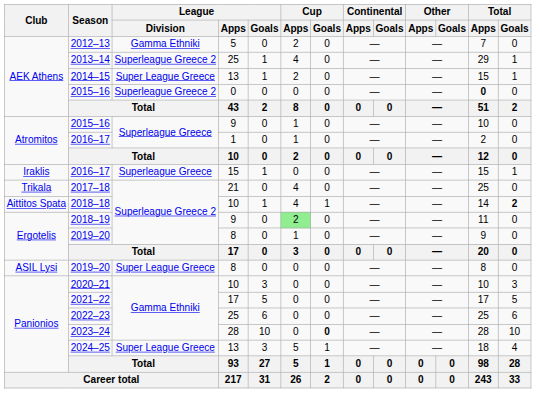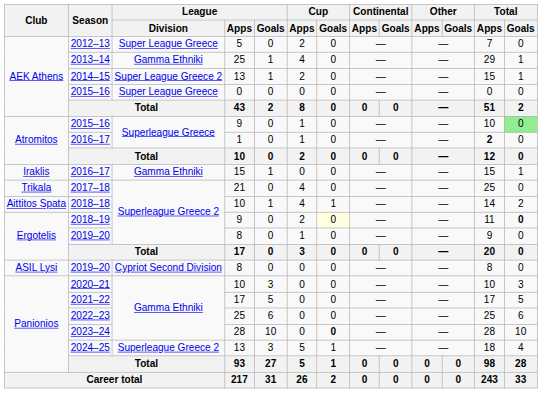(165, 44) Gamma Ethniki -> (168, 44) Super League Greece
(165, 60) Superleague Greece 2 -> (168, 60) Gamma Ethniki
(165, 76) Super League Greece -> (168, 76) Super League Greece 2
(165, 92) Superleague Greece 2 -> (168, 92) Super League Greece
(483, 92) bold -> (489, 92) normal
(515, 124) no background -> (521, 124) lightgreen background
(483, 140) normal -> (489, 140) bold
(165, 172) Superleague Greece -> (168, 172) Gamma Ethniki
(515, 204) bold -> (521, 204) normal
(296, 220) lightgreen background -> (302, 220) no background
(327, 220) no background -> (333, 220) lightyellow background
(515, 220) normal -> (521, 220) bold
(165, 268) Super League Greece -> (168, 268) Cypriot Second Division
(165, 348) Super League Greece -> (168, 348) Superleague Greece 2
